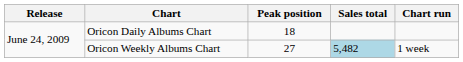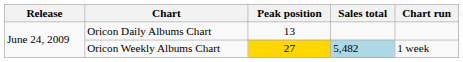(289, 31) 18 -> (289, 31) 13
(289, 48) no background -> (289, 48) gold background
